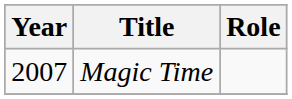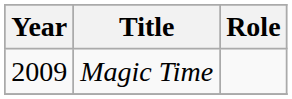(39, 71) 2007 -> (39, 71) 2009
